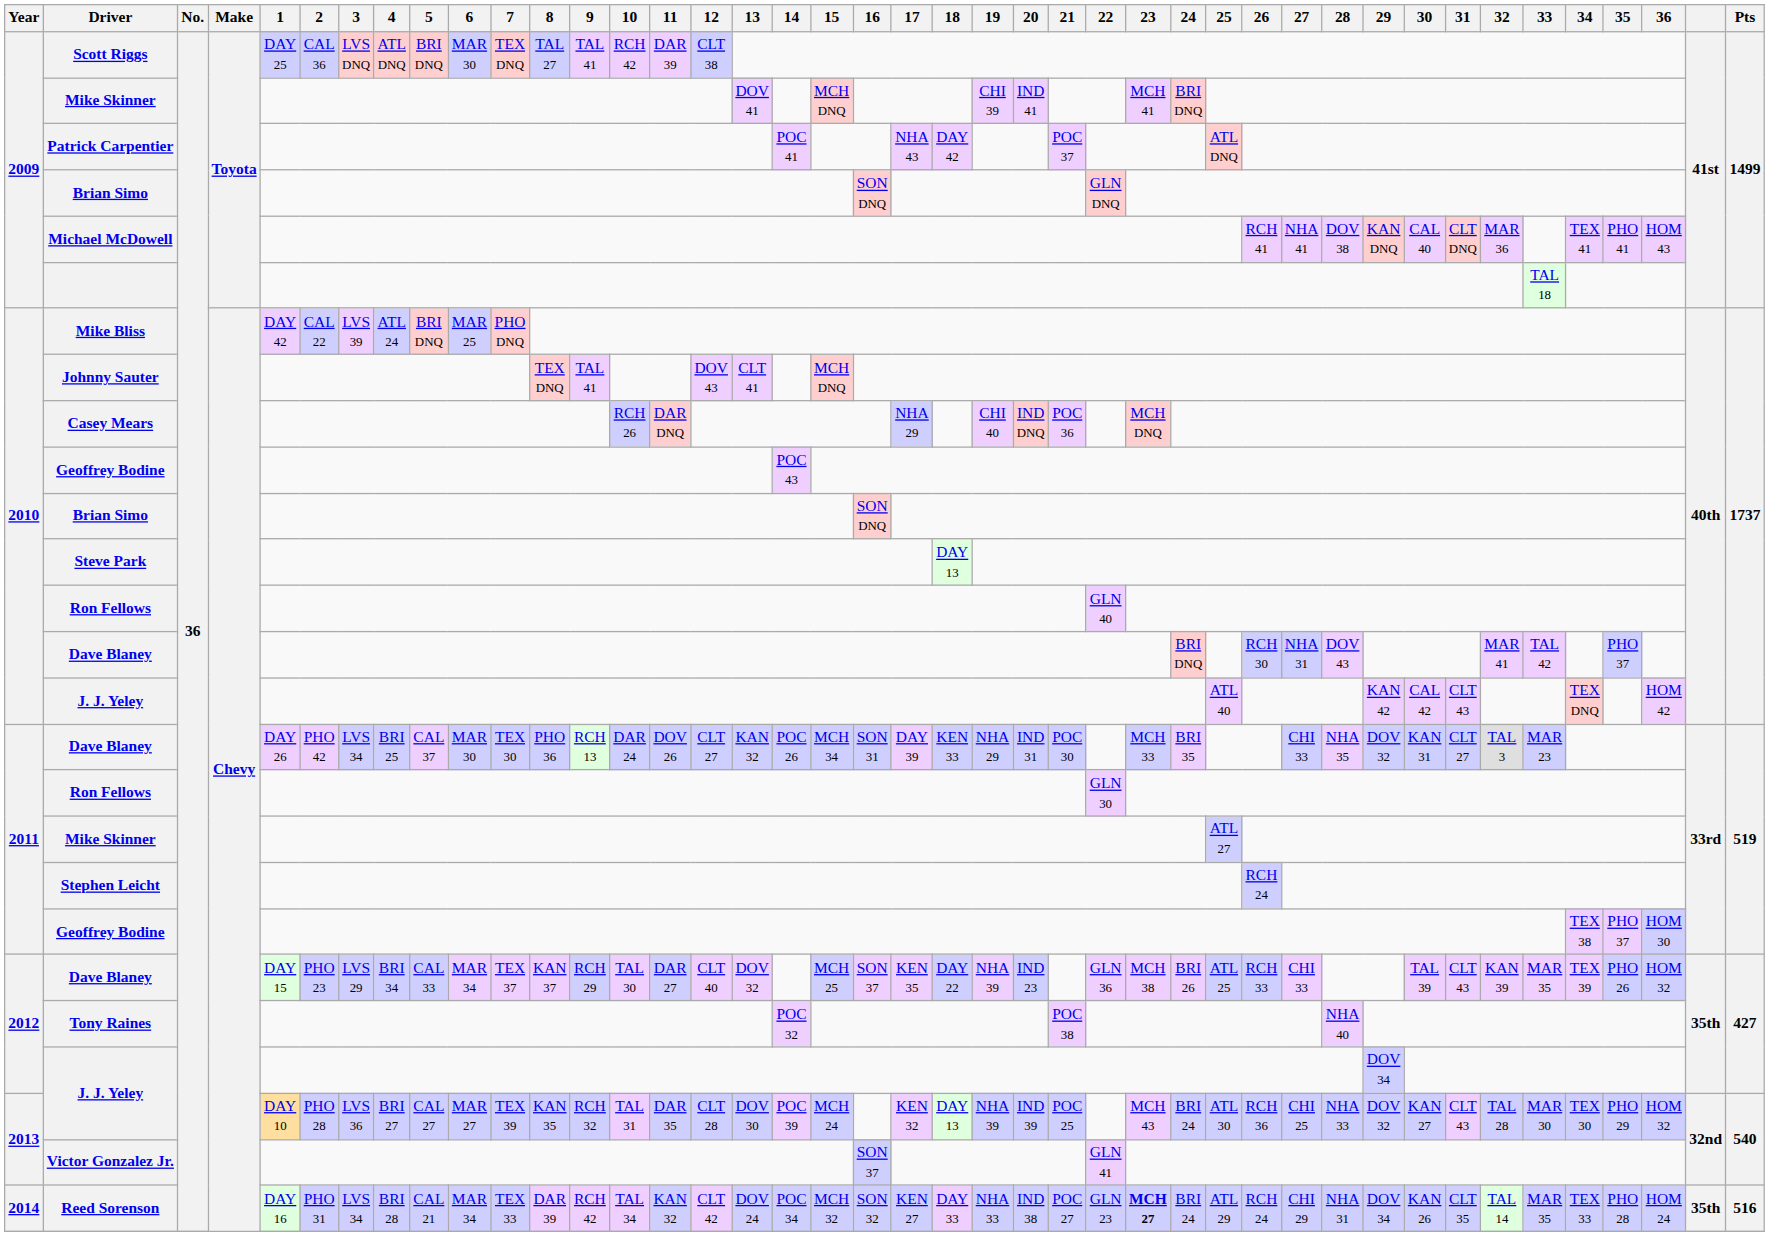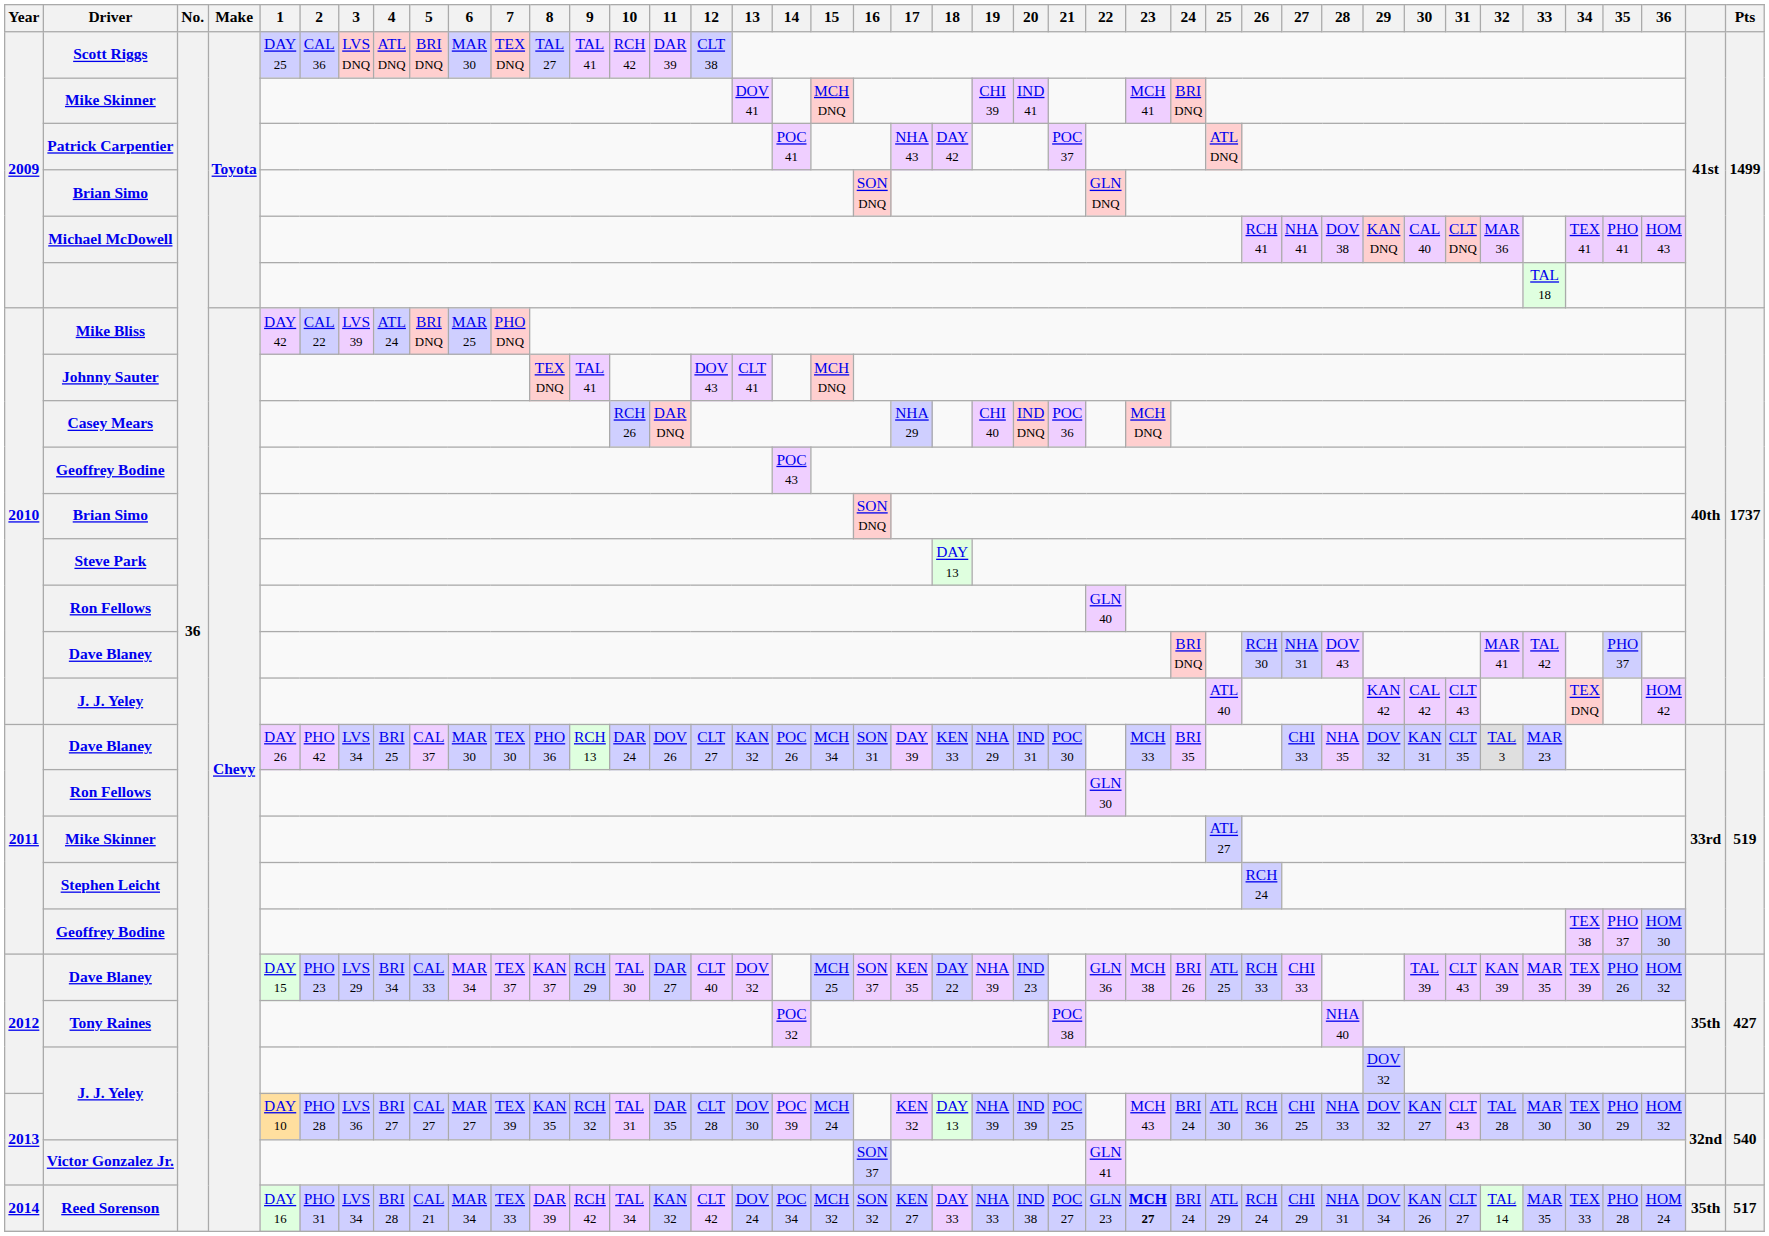(1463, 746) CLT 27 -> (1463, 746) CLT 35
(1384, 1069) DOV 34 -> (1384, 1069) DOV 32
(1463, 1207) CLT 35 -> (1463, 1207) CLT 27
(1745, 1208) 516 -> (1745, 1208) 517
